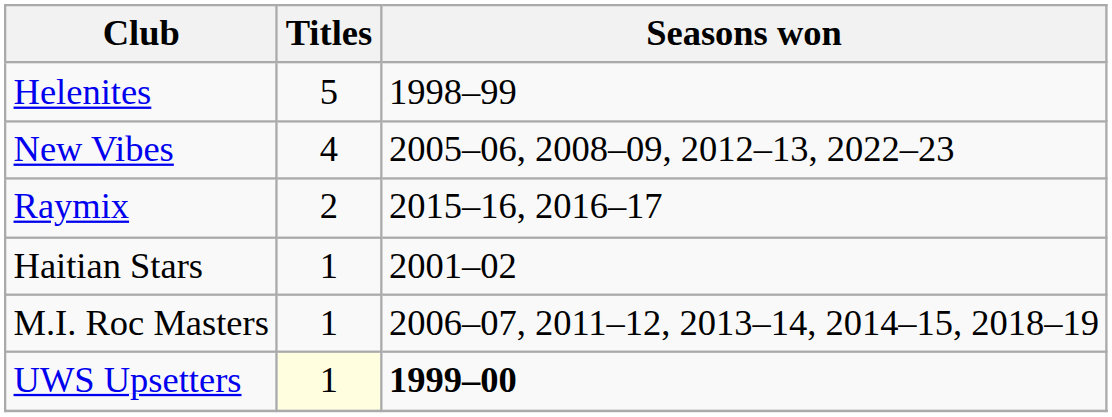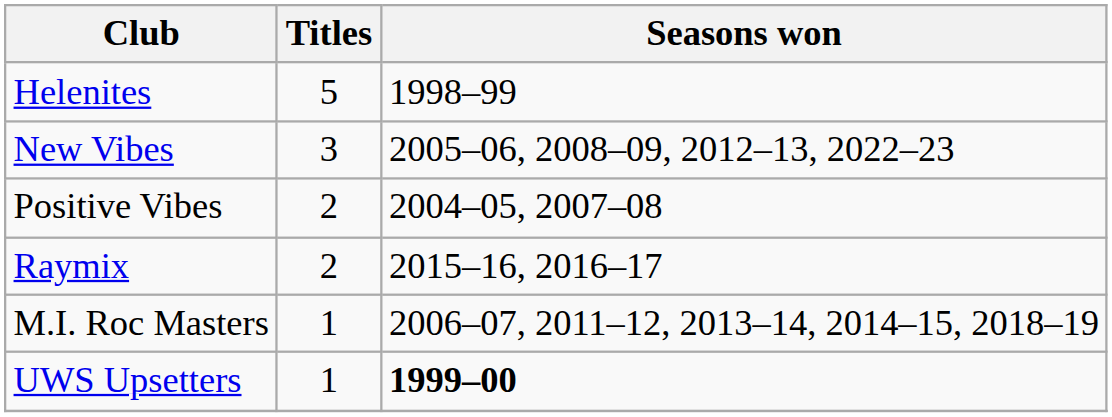(329, 149) 4 -> (329, 149) 3
+ row: (118, 206)
- row: (108, 264)
(329, 380) lightyellow background -> (329, 380) no background
